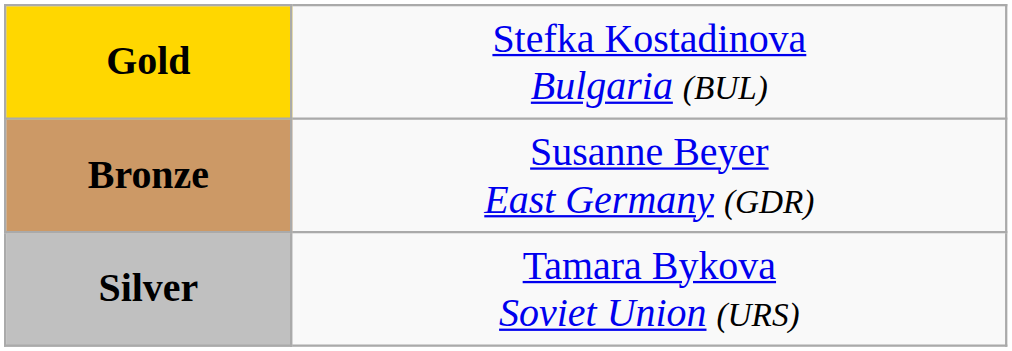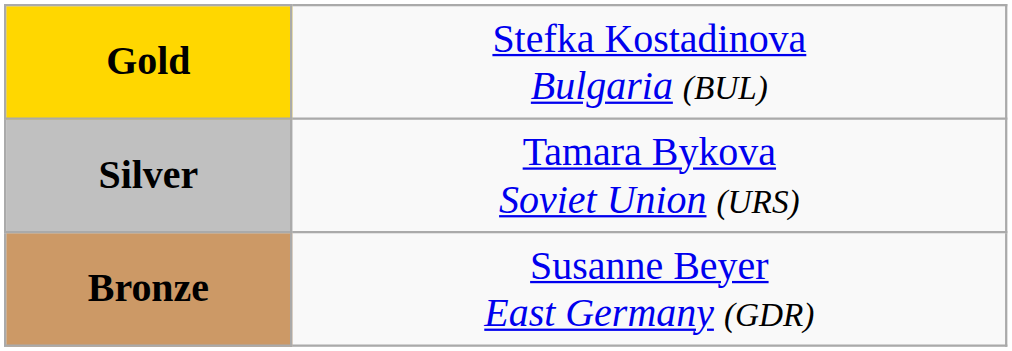rows swapped: (148, 288) <-> (148, 174)
